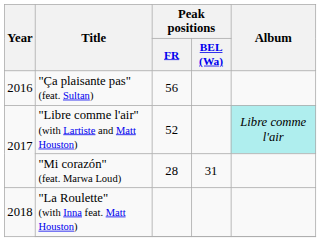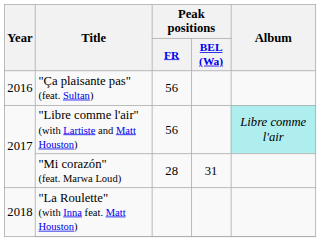(172, 129) 52 -> (172, 129) 56
